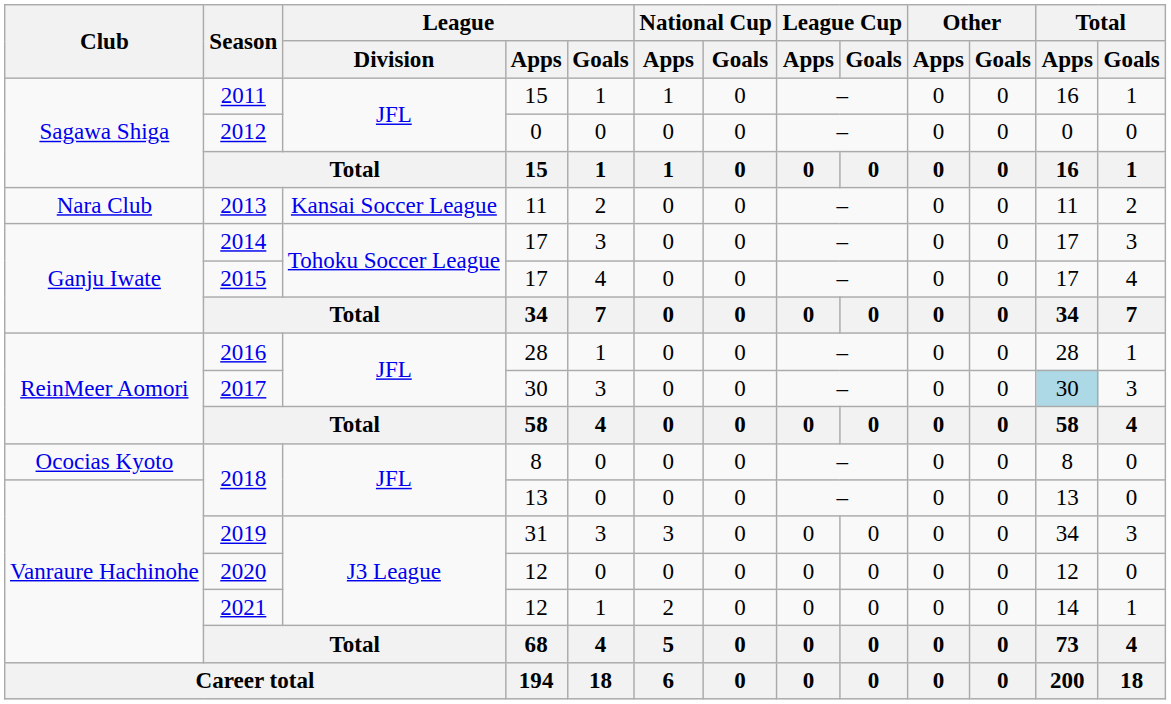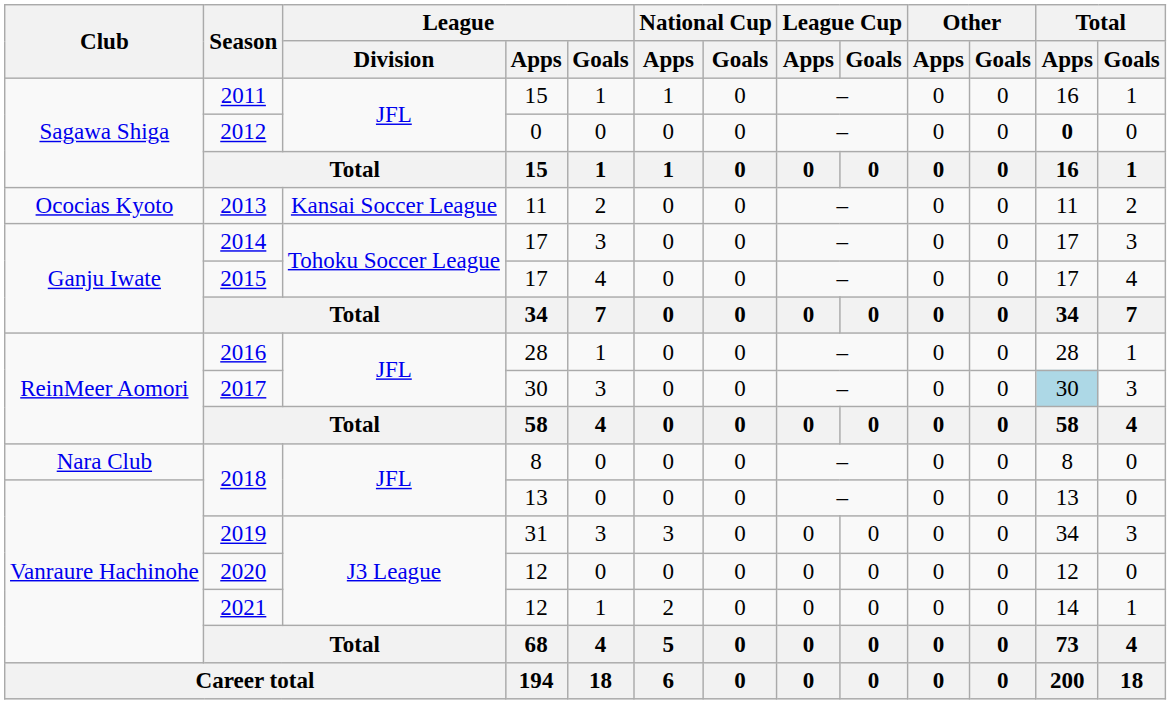(1067, 132) normal -> (1067, 132) bold
(104, 205) Nara Club -> (104, 205) Ococias Kyoto
(104, 461) Ococias Kyoto -> (104, 461) Nara Club
